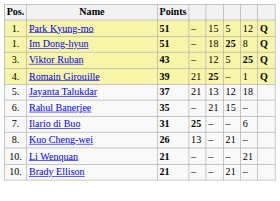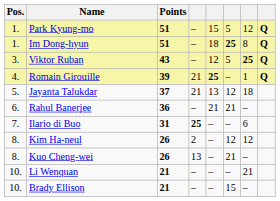(165, 108) 35 -> (165, 108) 36
(231, 108) 15 -> (231, 108) 21
+ row: (55, 140)
(231, 172) 21 -> (231, 188) 15
